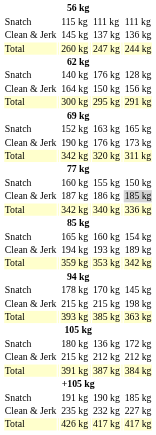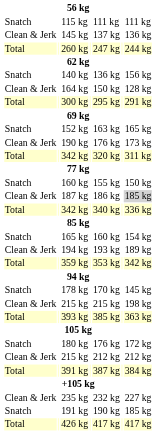(106, 75) 176 kg -> (106, 75) 136 kg
(138, 75) 128 kg -> (138, 75) 156 kg
(138, 89) 156 kg -> (138, 89) 128 kg
(106, 344) 136 kg -> (106, 344) 176 kg
rows swapped: (18, 397) <-> (31, 411)
